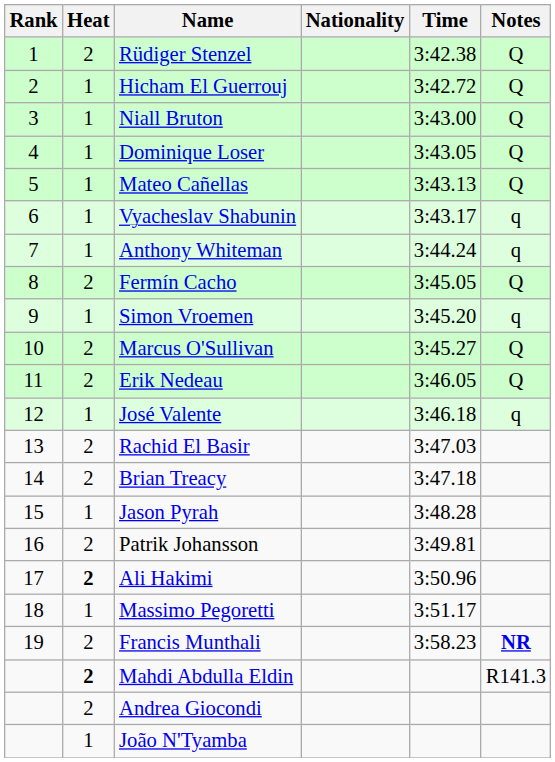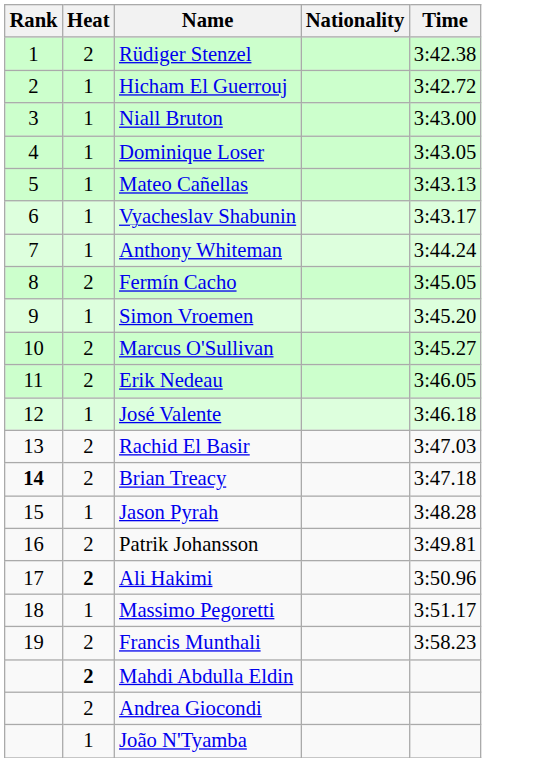- column: (516, 20)
(33, 479) normal -> (33, 479) bold
